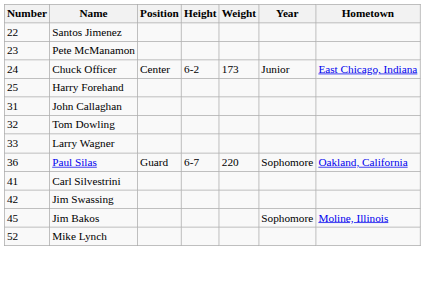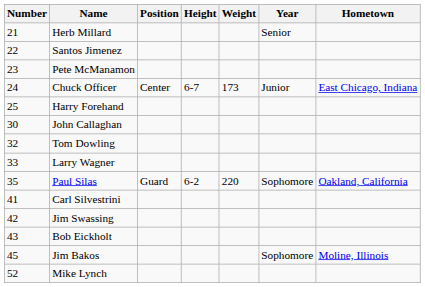+ row: (82, 32)
(192, 69) 6-2 -> (192, 88) 6-7
(13, 106) 31 -> (13, 125) 30
(13, 162) 36 -> (13, 180) 35
(192, 162) 6-7 -> (192, 180) 6-2
+ row: (82, 236)
